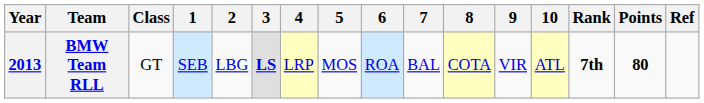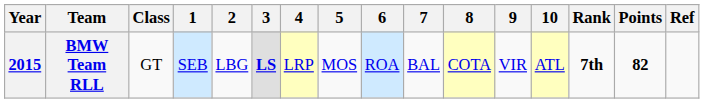(25, 64) 2013 -> (25, 64) 2015
(640, 64) 80 -> (640, 64) 82
